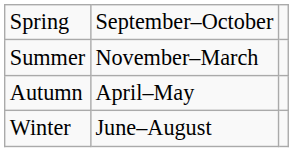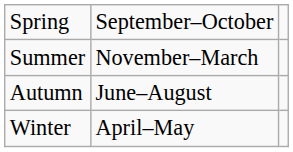(145, 92) April–May -> (154, 92) June–August
(154, 127) June–August -> (145, 127) April–May
